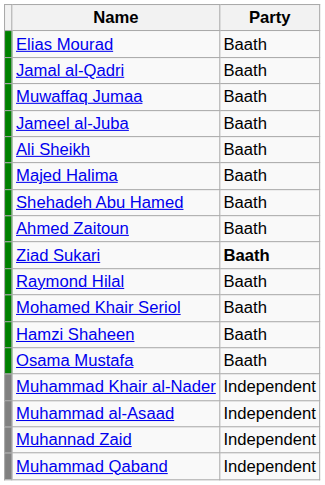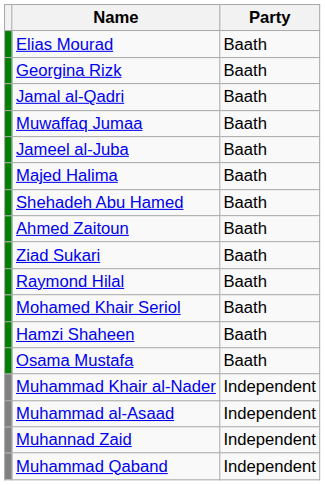+ row: (69, 70)
- row: (53, 149)
(247, 255) bold -> (245, 255) normal
